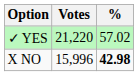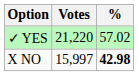(74, 59) 15,996 -> (74, 59) 15,997
